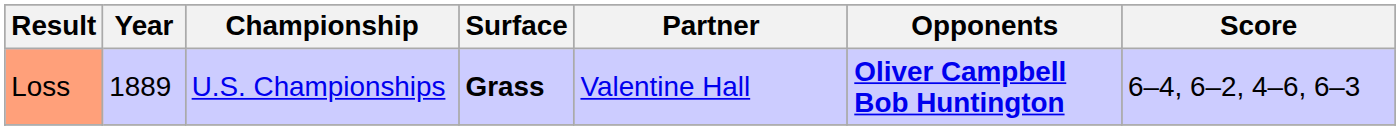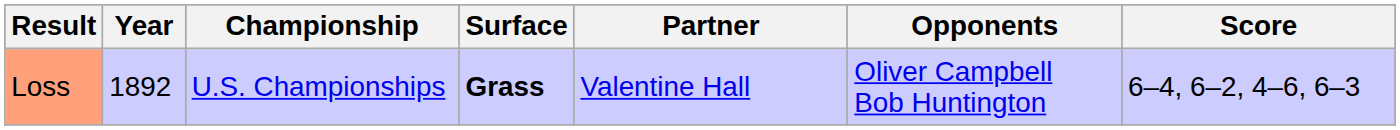(140, 86) 1889 -> (140, 86) 1892
(960, 86) bold -> (953, 86) normal
